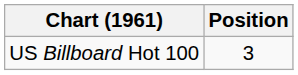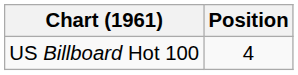(249, 52) 3 -> (249, 52) 4
